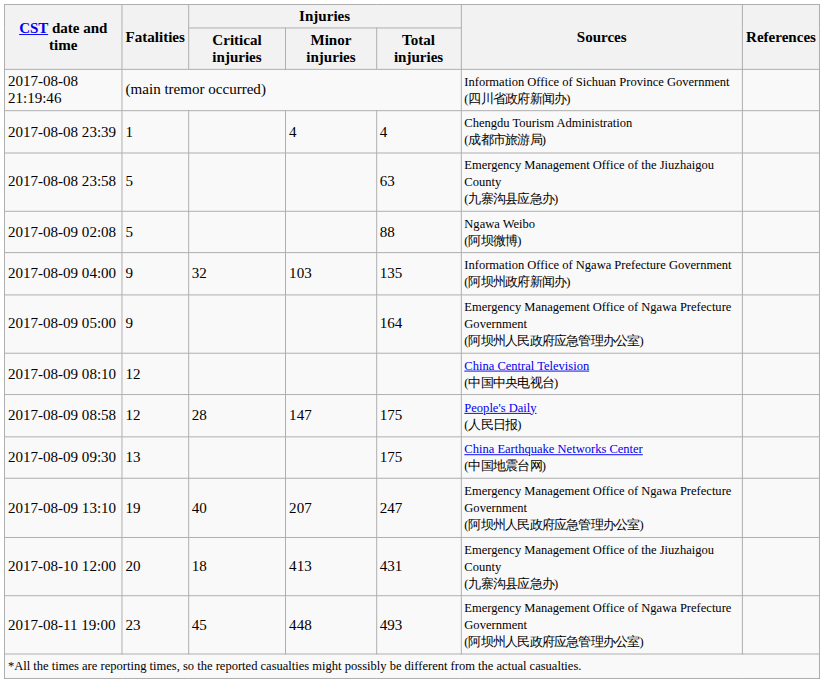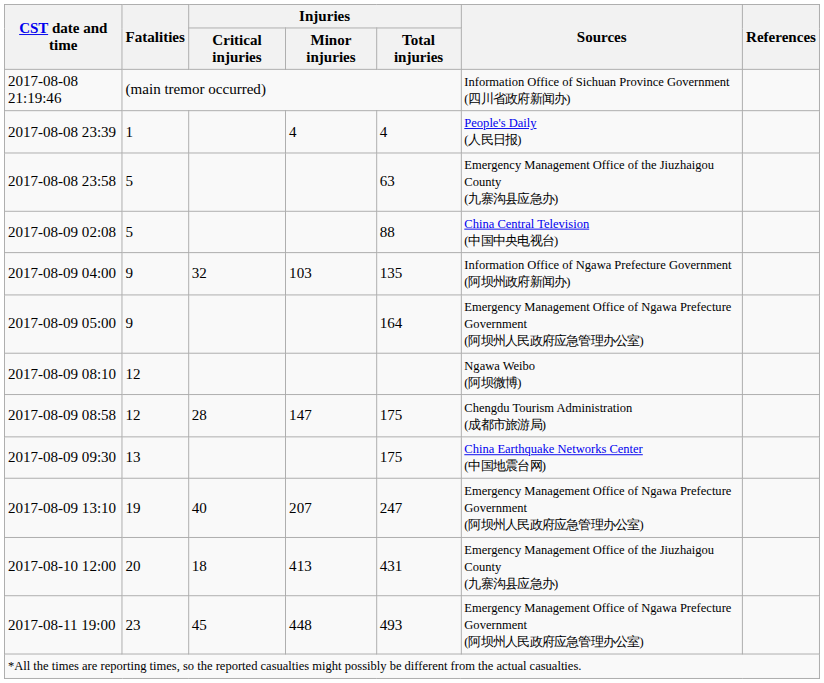(548, 132) Chengdu Tourism Administration (成都市旅游局) -> (500, 132) People's Daily (人民日报)
(500, 232) Ngawa Weibo (阿坝微博) -> (527, 232) China Central Television (中国中央电视台)
(527, 374) China Central Television (中国中央电视台) -> (500, 374) Ngawa Weibo (阿坝微博)
(500, 416) People's Daily (人民日报) -> (548, 416) Chengdu Tourism Administration (成都市旅游局)
